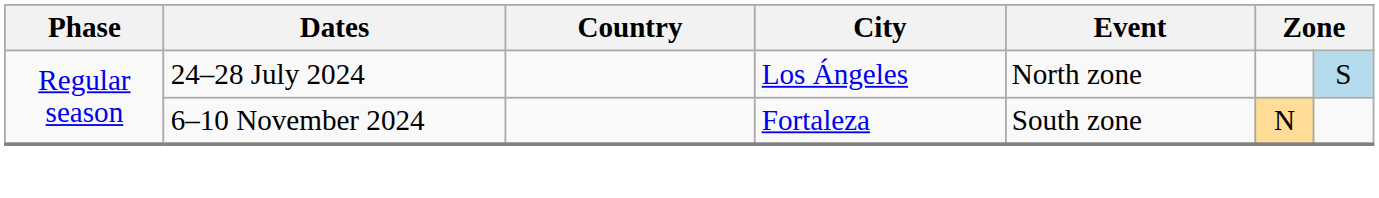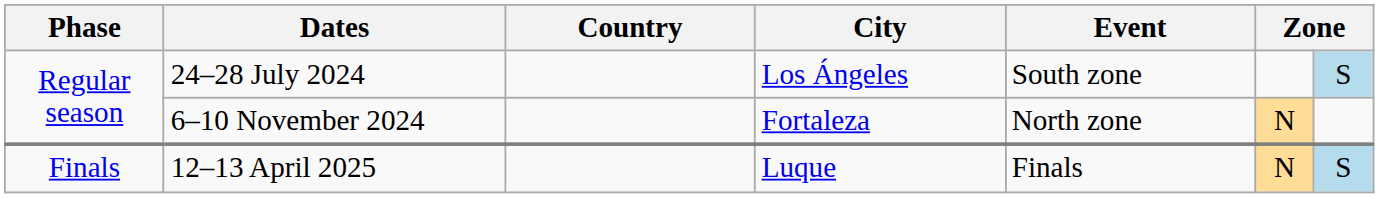(1077, 73) North zone -> (1077, 73) South zone
(1077, 119) South zone -> (1077, 119) North zone
+ row: (273, 167)
